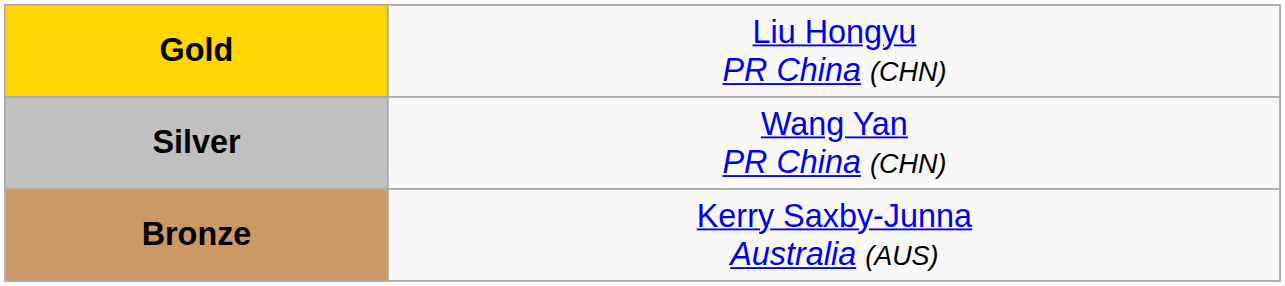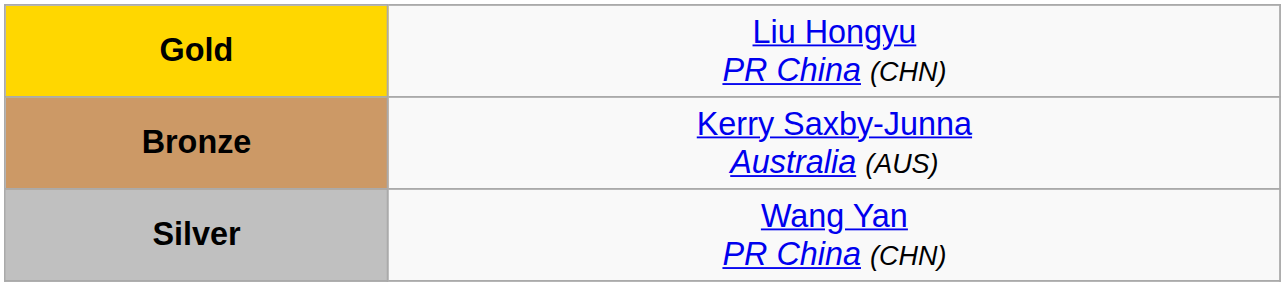rows swapped: (196, 142) <-> (196, 234)
